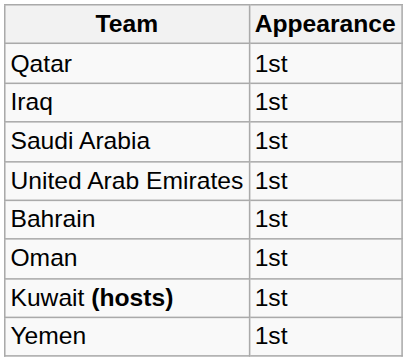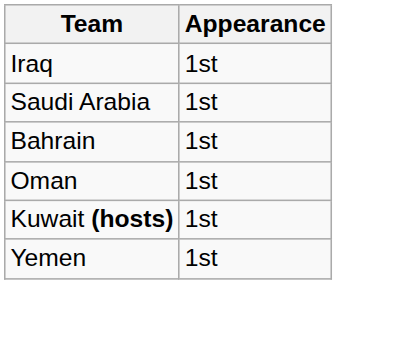- row: (41, 63)
- row: (127, 180)
